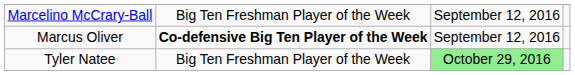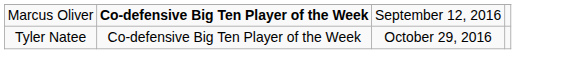- row: (80, 15)
(293, 59) Big Ten Freshman Player of the Week -> (234, 37) Co-defensive Big Ten Player of the Week
(497, 59) lightgreen background -> (438, 37) no background
